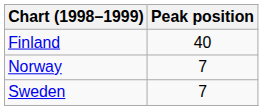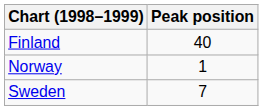(203, 67) 7 -> (203, 67) 1
